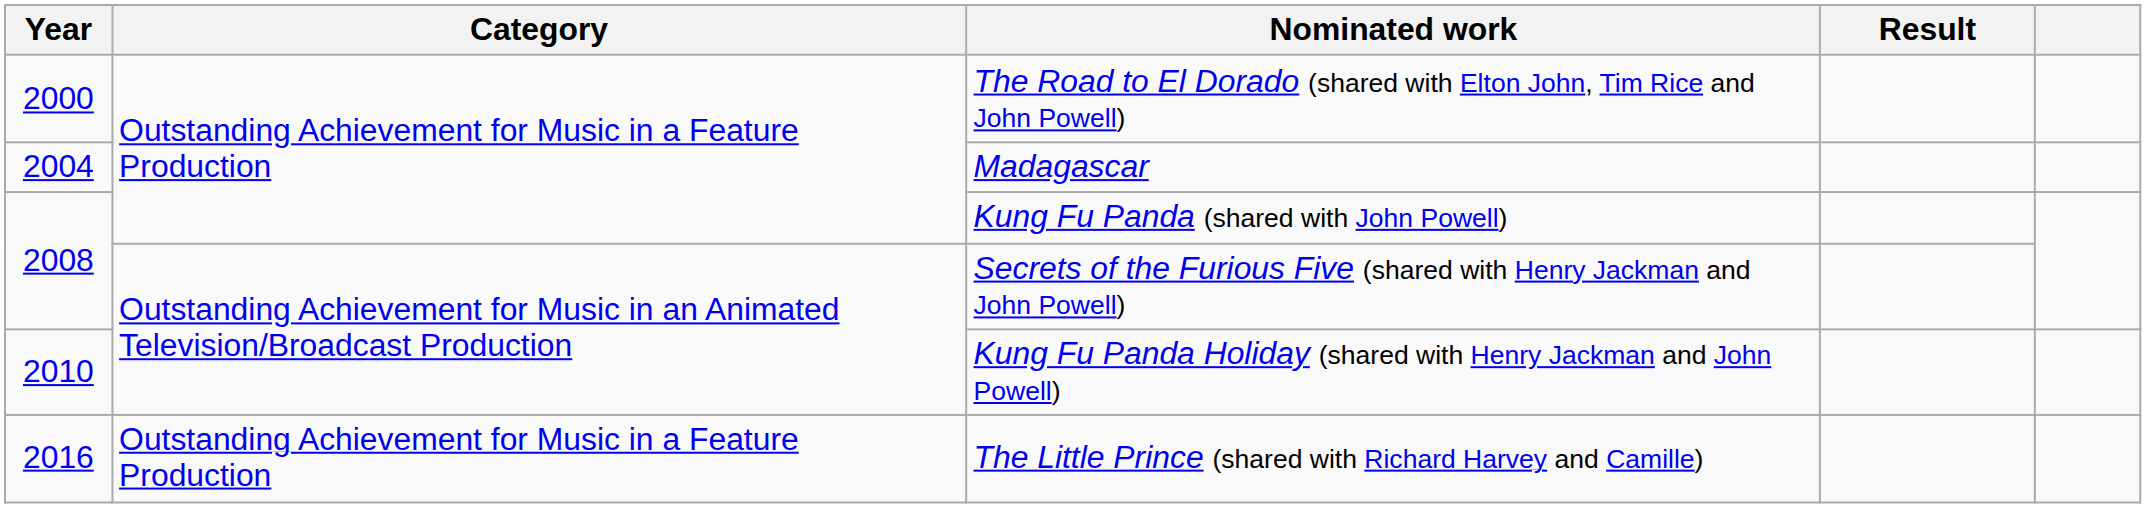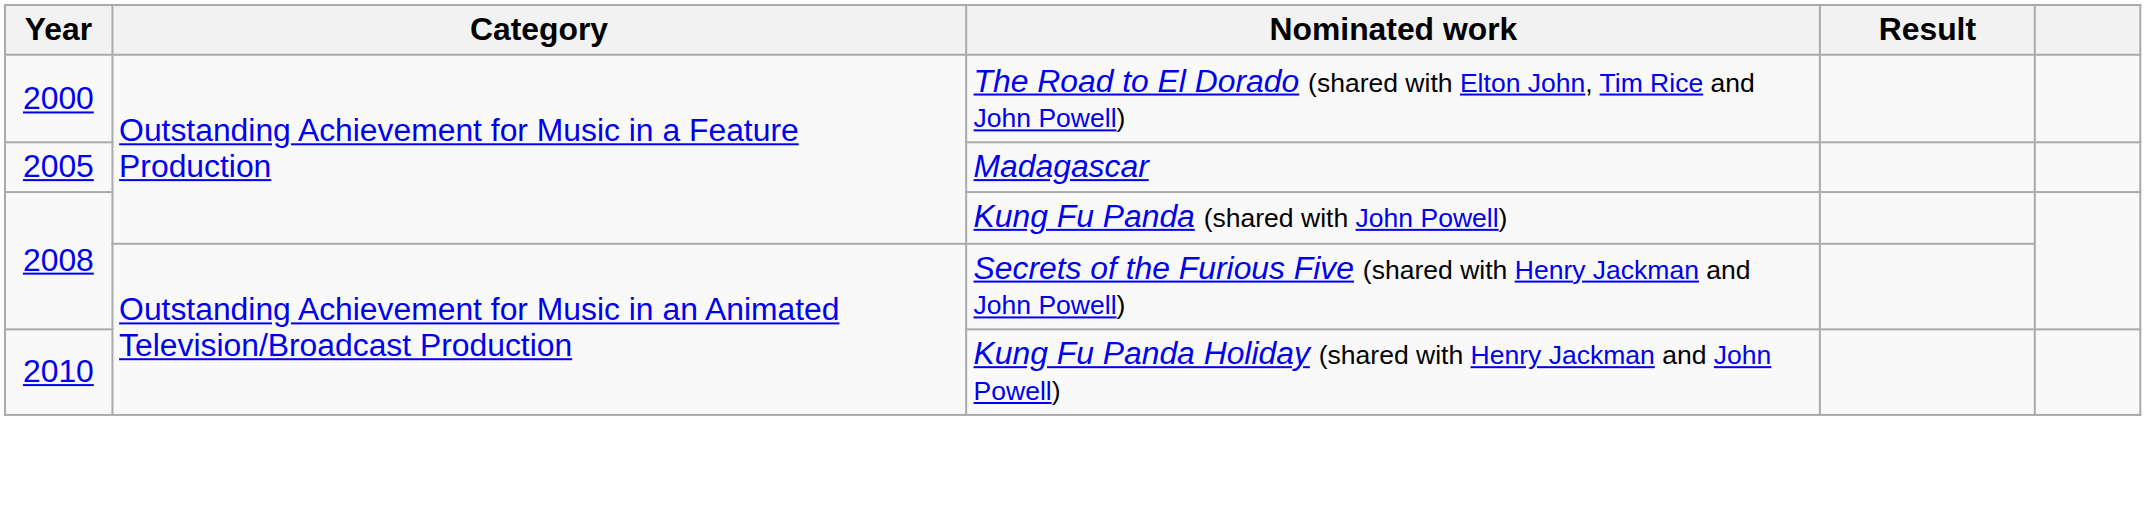(58, 166) 2004 -> (58, 166) 2005
- row: (1338, 458)
